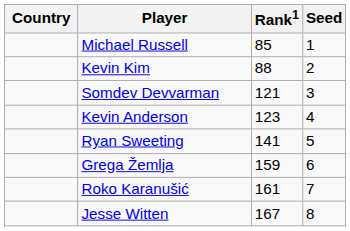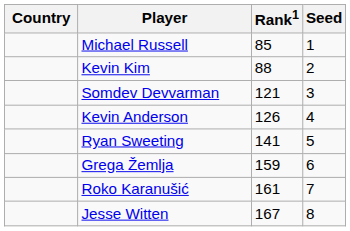(267, 117) 123 -> (267, 117) 126
